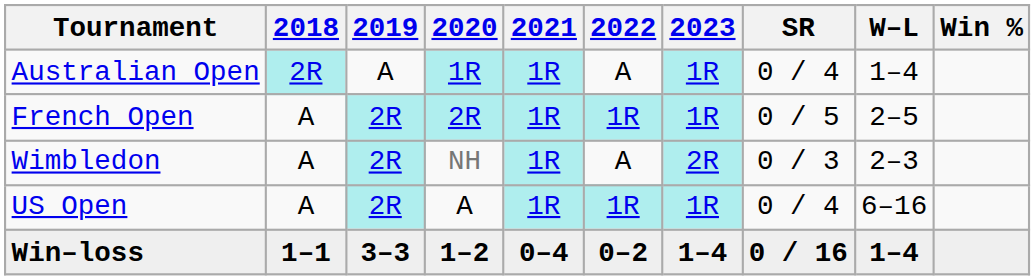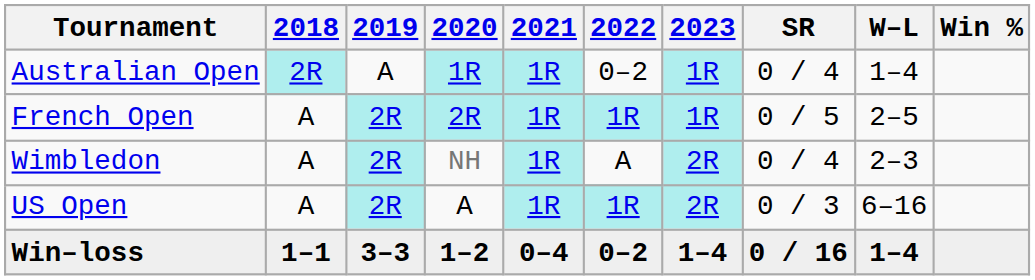(623, 72) A -> (623, 72) 0–2
(798, 162) 0 / 3 -> (798, 162) 0 / 4
(702, 207) 1R -> (702, 207) 2R
(798, 207) 0 / 4 -> (798, 207) 0 / 3
